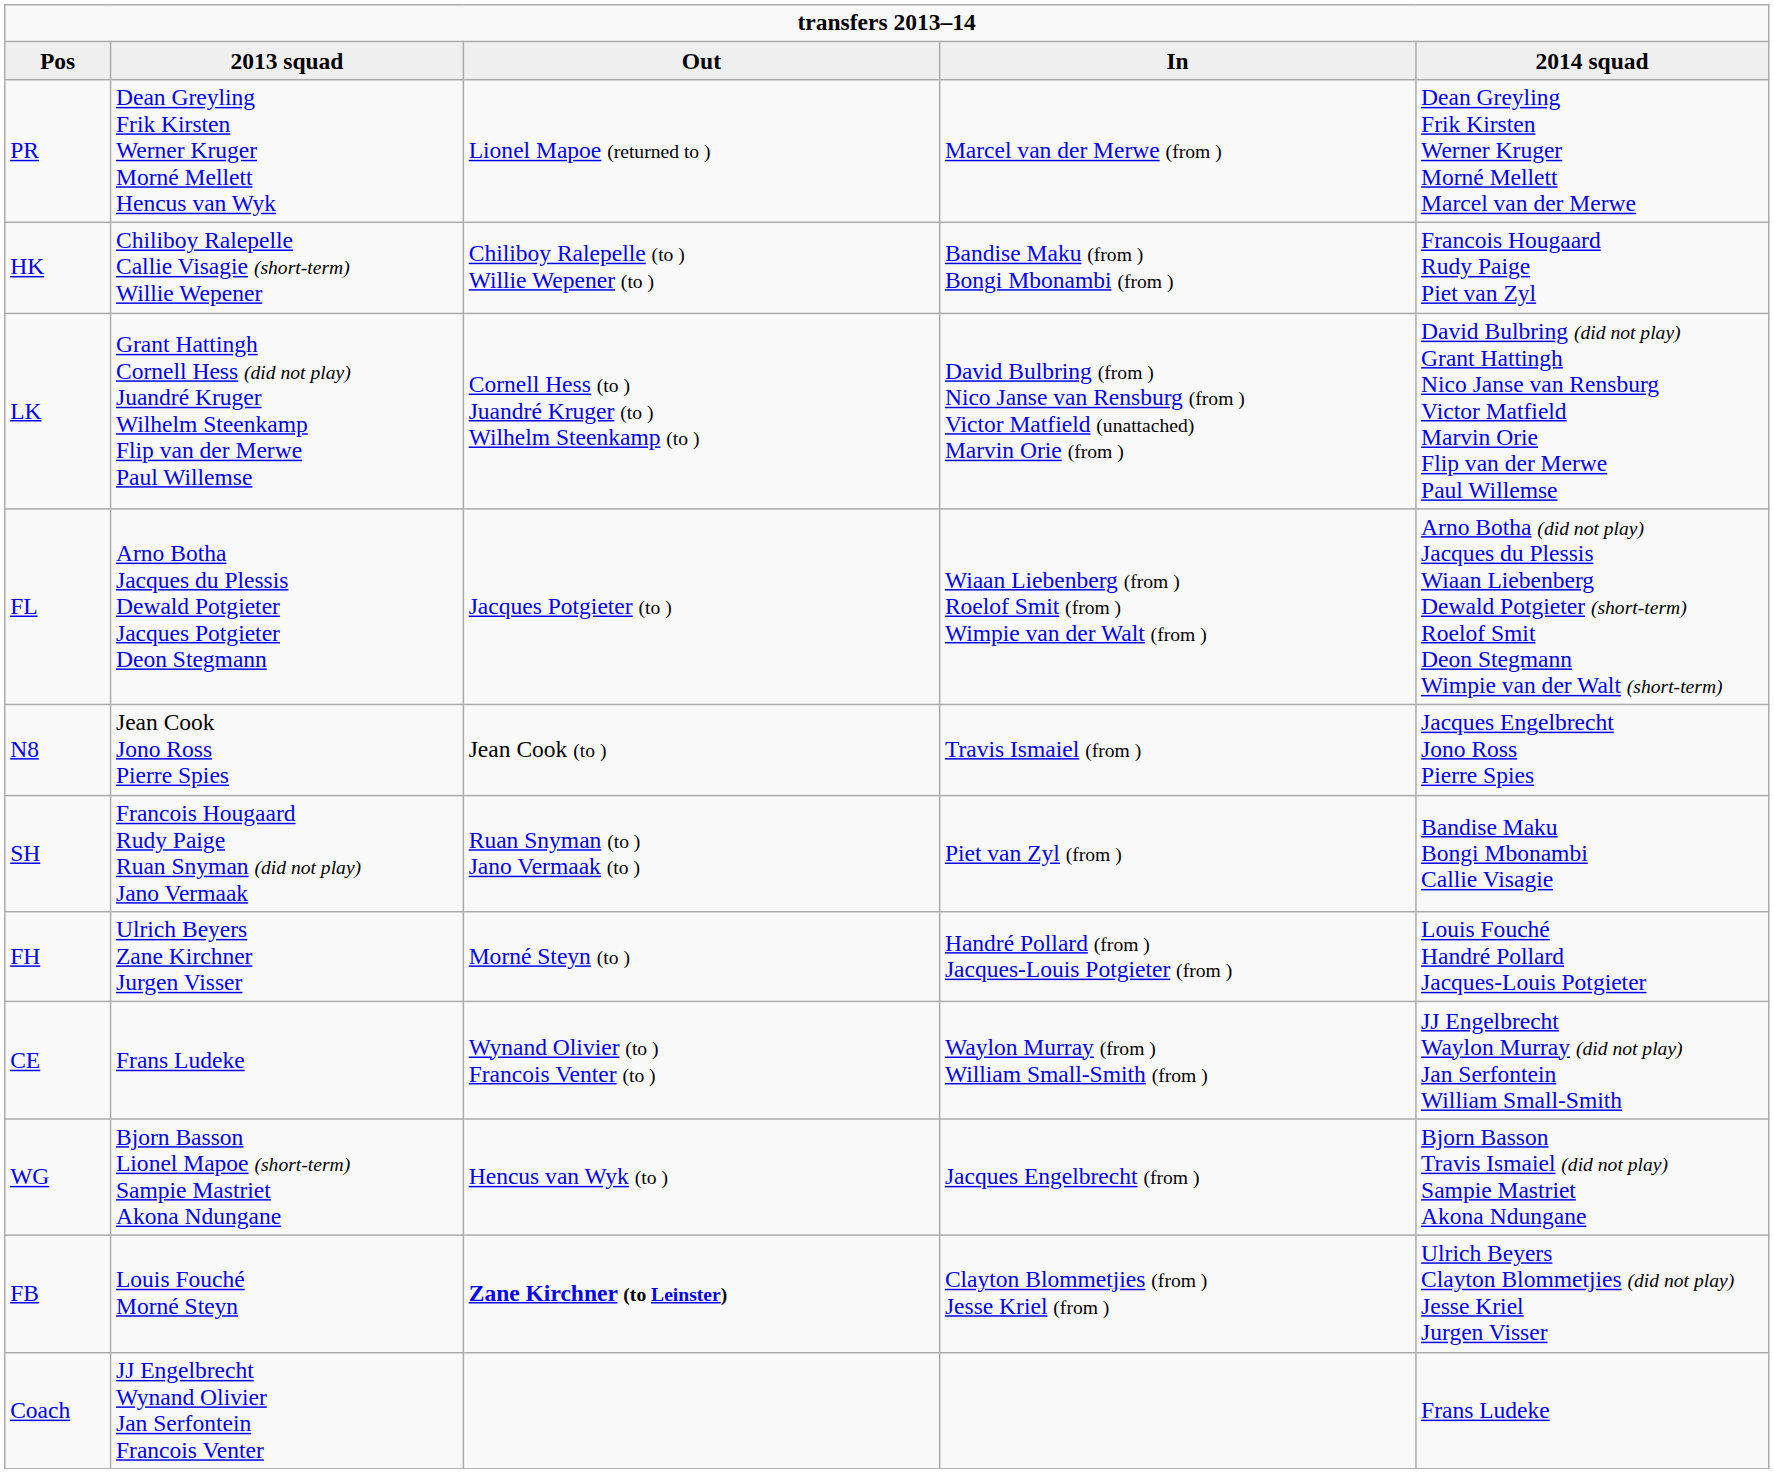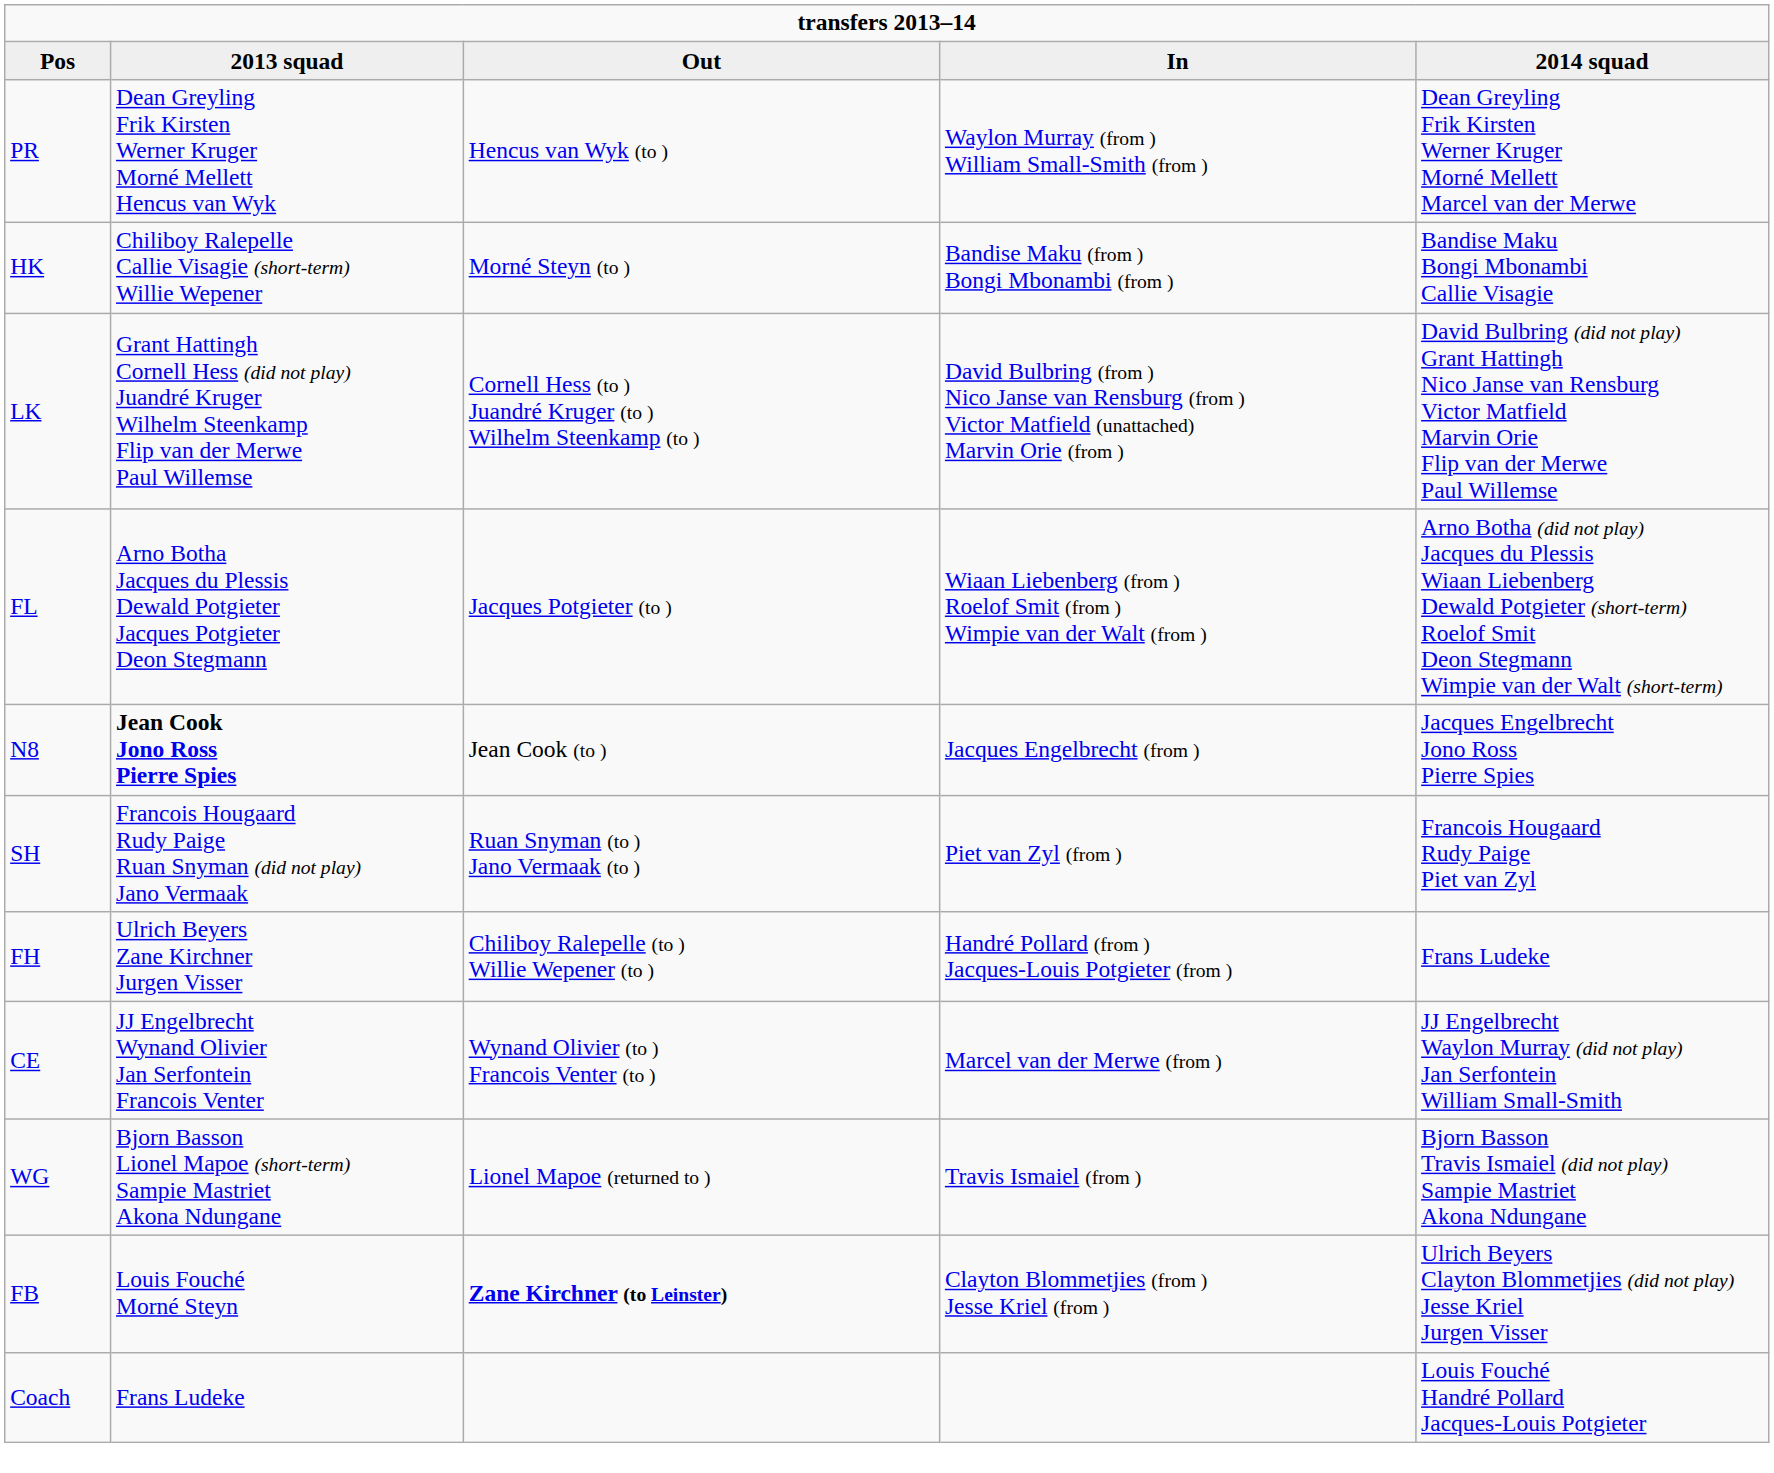(590, 150) Lionel Mapoe (returned to ) -> (568, 150) Hencus van Wyk (to )
(1083, 150) Marcel van der Merwe (from ) -> (1076, 150) Waylon Murray (from ) William Small-Smith (from )
(577, 267) Chiliboy Ralepelle (to ) Willie Wepener (to ) -> (549, 267) Morné Steyn (to )
(1511, 267) Francois Hougaard Rudy Paige Piet van Zyl -> (1504, 267) Bandise Maku Bongi Mbonambi Callie Visagie
(172, 749) normal -> (176, 749) bold
(1043, 749) Travis Ismaiel (from ) -> (1072, 749) Jacques Engelbrecht (from )
(1504, 853) Bandise Maku Bongi Mbonambi Callie Visagie -> (1511, 853) Francois Hougaard Rudy Paige Piet van Zyl
(549, 956) Morné Steyn (to ) -> (577, 956) Chiliboy Ralepelle (to ) Willie Wepener (to )
(1534, 956) Louis Fouché Handré Pollard Jacques-Louis Potgieter -> (1485, 956) Frans Ludeke
(180, 1060) Frans Ludeke -> (191, 1060) JJ Engelbrecht Wynand Olivier Jan Serfontein Francois Venter
(1076, 1060) Waylon Murray (from ) William Small-Smith (from ) -> (1083, 1060) Marcel van der Merwe (from )
(568, 1176) Hencus van Wyk (to ) -> (590, 1176) Lionel Mapoe (returned to )
(1072, 1176) Jacques Engelbrecht (from ) -> (1043, 1176) Travis Ismaiel (from )
(191, 1410) JJ Engelbrecht Wynand Olivier Jan Serfontein Francois Venter -> (180, 1396) Frans Ludeke
(1485, 1410) Frans Ludeke -> (1534, 1396) Louis Fouché Handré Pollard Jacques-Louis Potgieter
